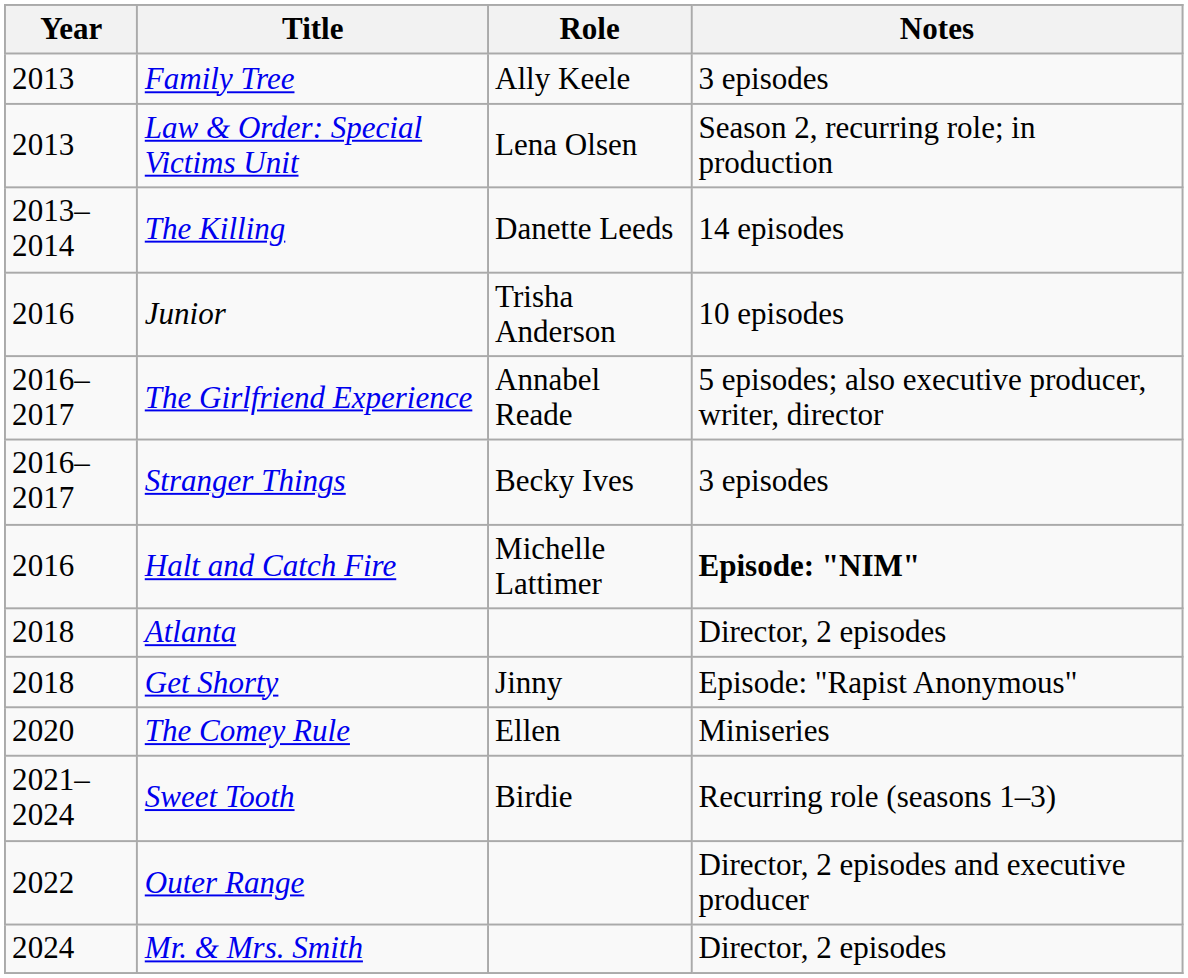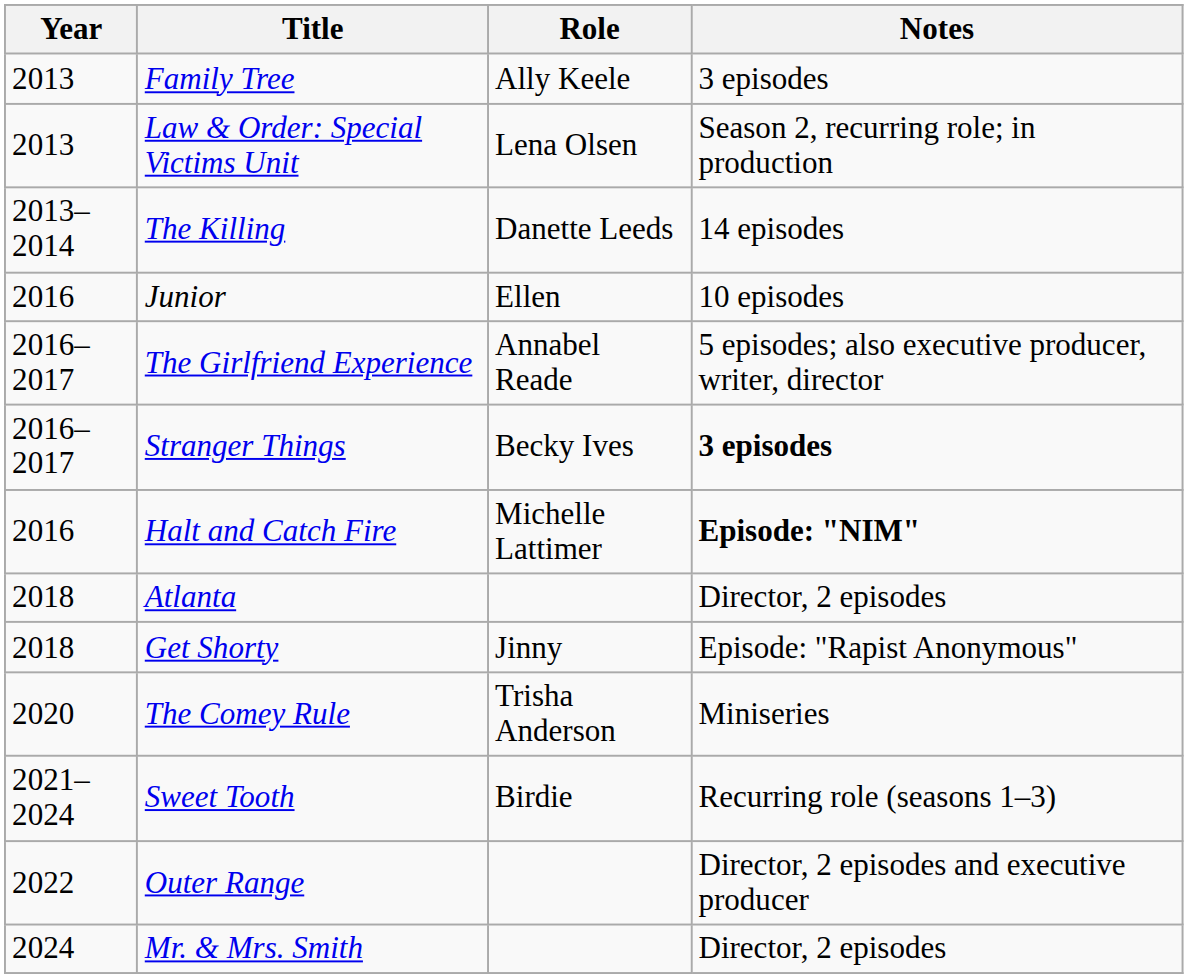(555, 313) Trisha Anderson -> (528, 295) Ellen
(764, 481) normal -> (765, 446) bold
(528, 730) Ellen -> (555, 713) Trisha Anderson
